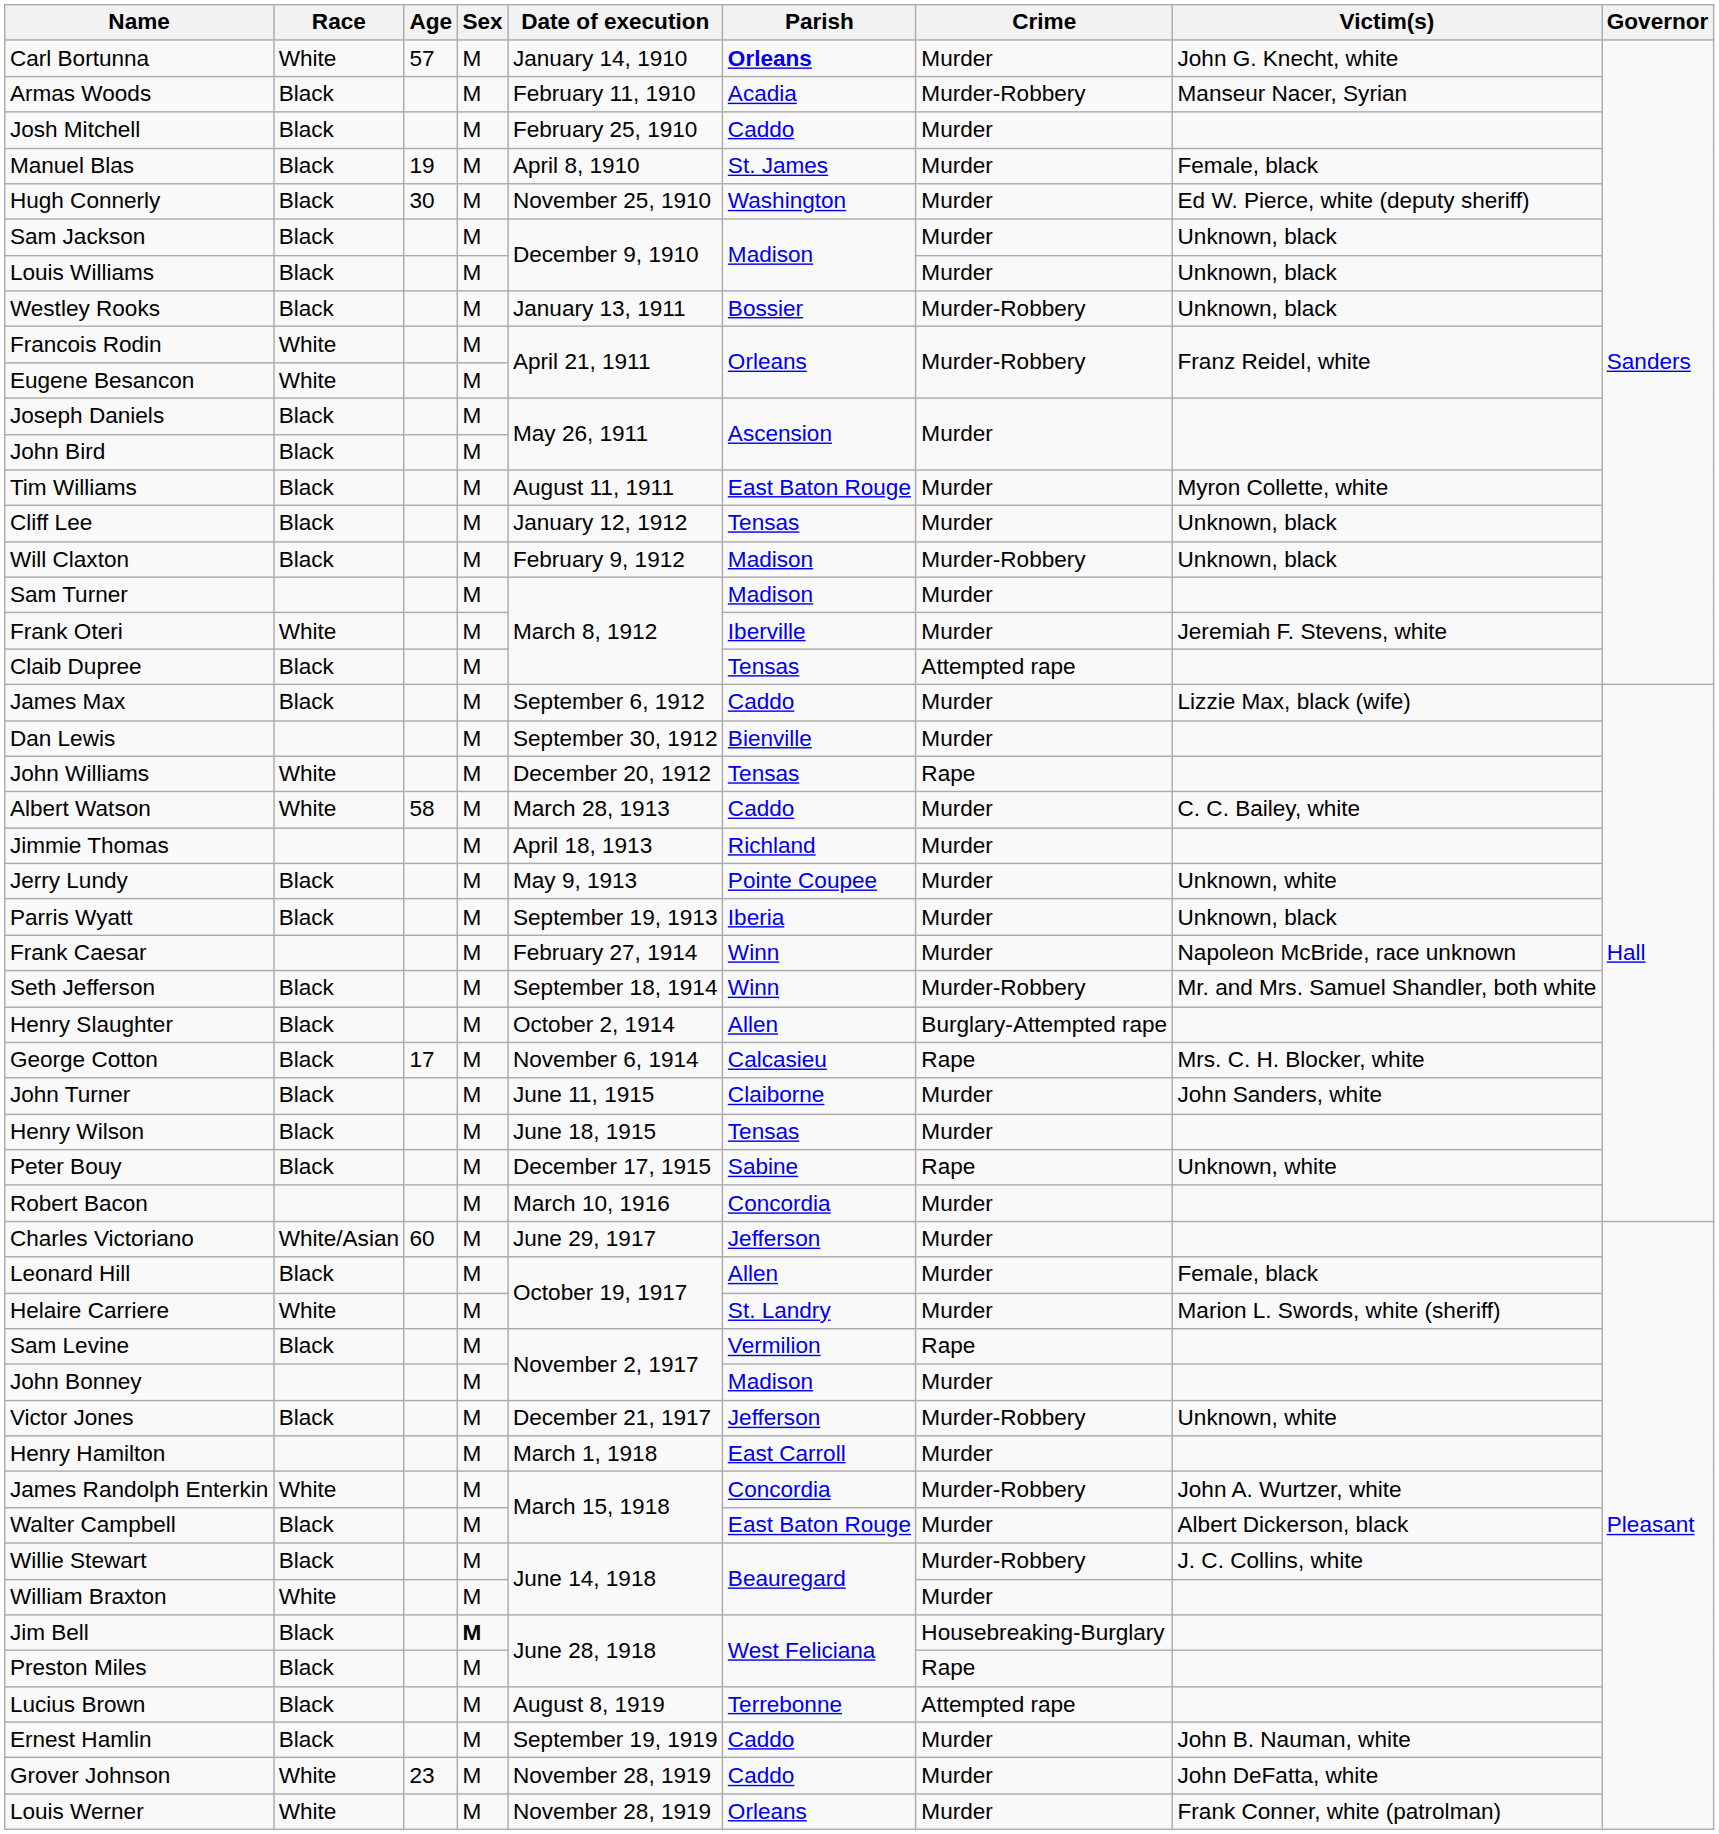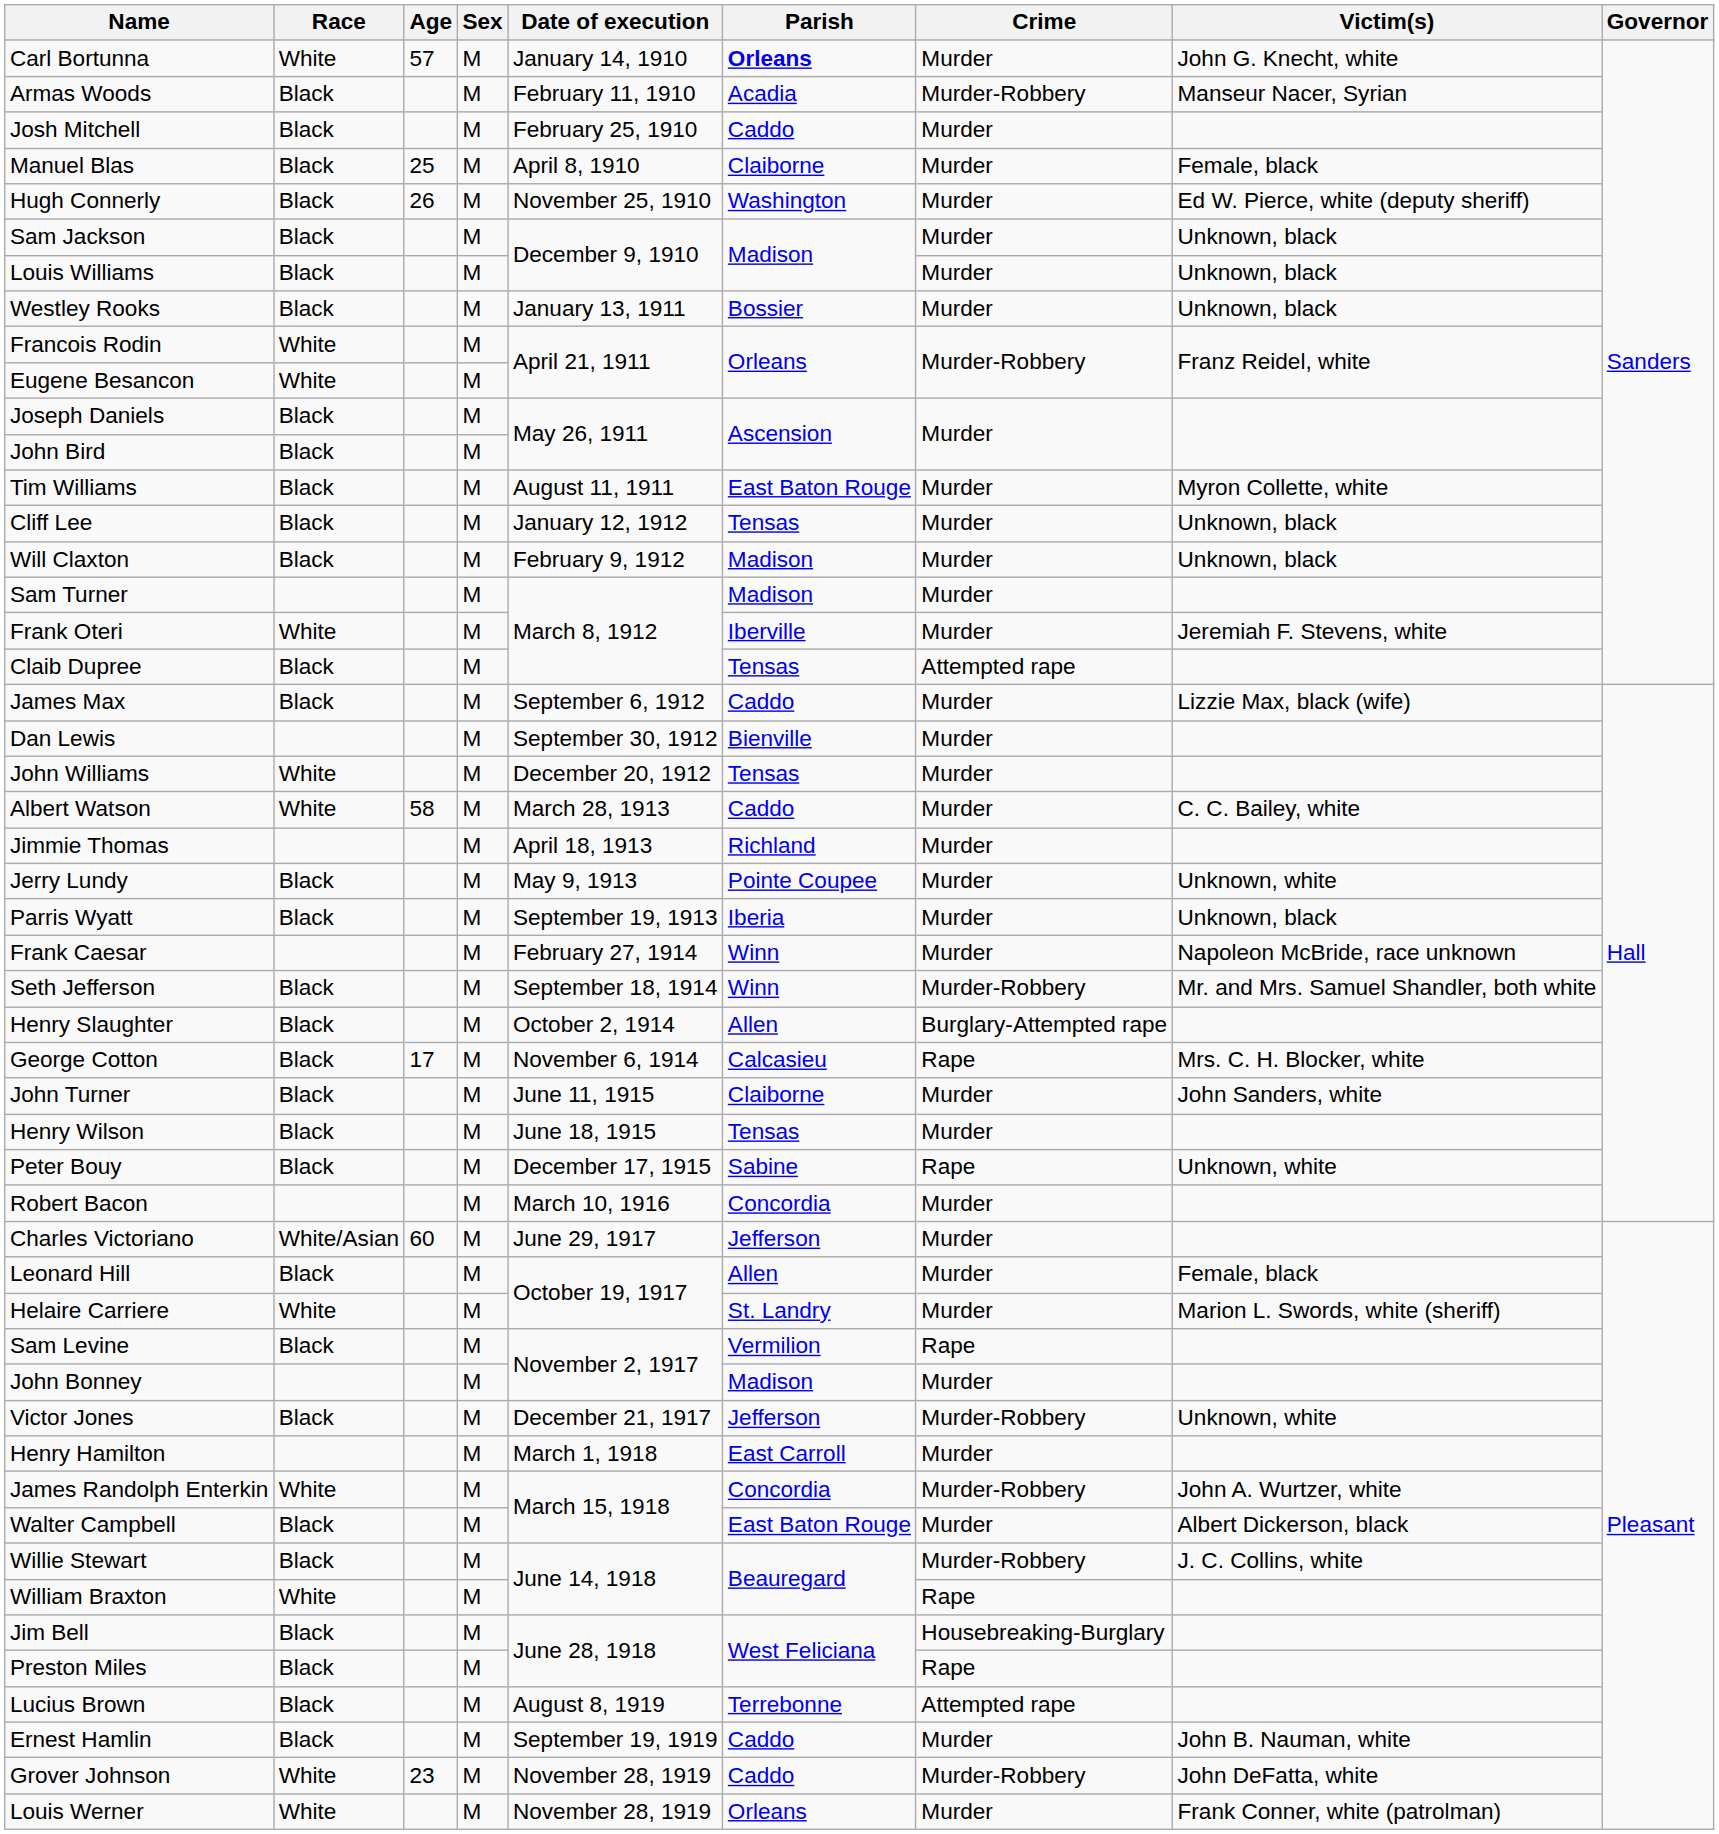(422, 165) 19 -> (422, 165) 25
(778, 165) St. James -> (776, 165) Claiborne
(422, 201) 30 -> (422, 201) 26
(1003, 308) Murder-Robbery -> (957, 308) Murder
(1003, 559) Murder-Robbery -> (957, 559) Murder
(948, 773) Rape -> (957, 773) Murder
(957, 1596) Murder -> (948, 1596) Rape
(472, 1632) bold -> (472, 1632) normal
(957, 1775) Murder -> (1003, 1775) Murder-Robbery
